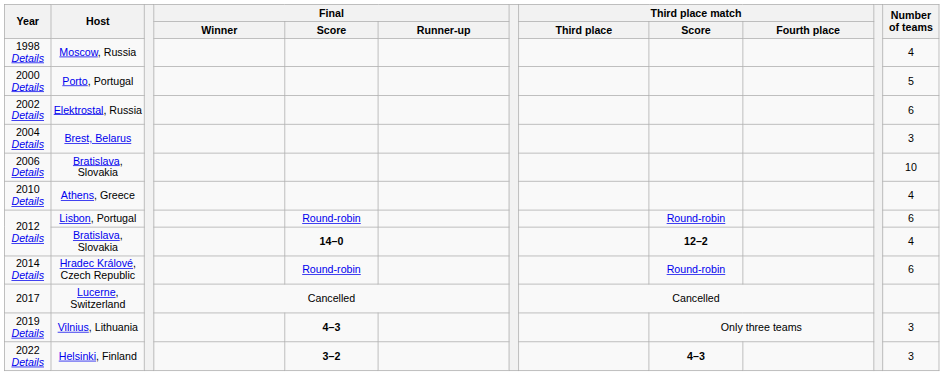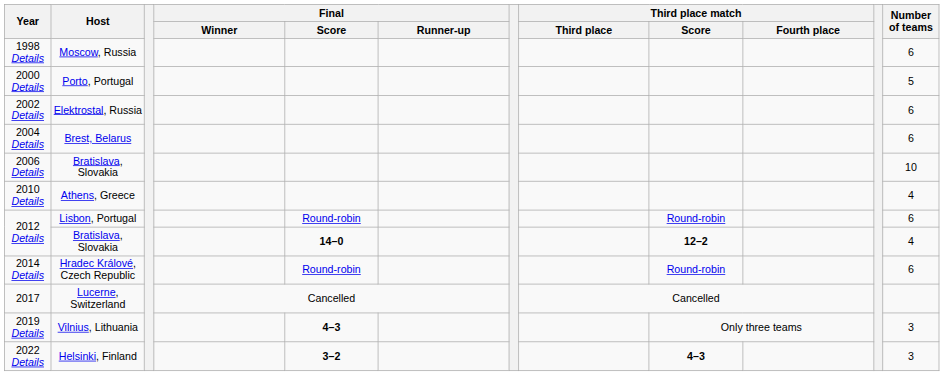(911, 53) 4 -> (911, 53) 6
(911, 139) 3 -> (911, 139) 6
